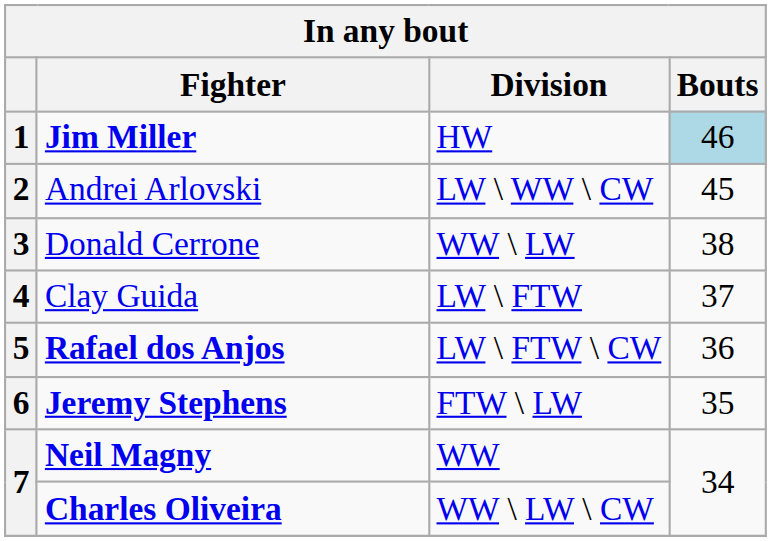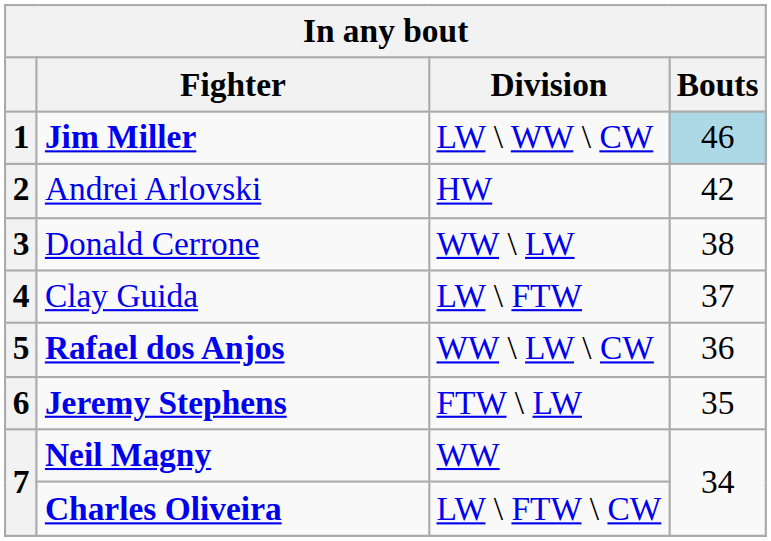(464, 137) HW -> (545, 137) LW \ WW \ CW
(545, 190) LW \ WW \ CW -> (464, 190) HW
(718, 190) 45 -> (718, 190) 42
(549, 349) LW \ FTW \ CW -> (545, 349) WW \ LW \ CW
(545, 508) WW \ LW \ CW -> (549, 508) LW \ FTW \ CW
